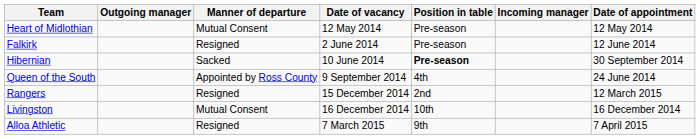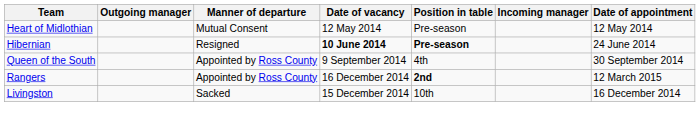- row: (22, 45)
(213, 61) Sacked -> (218, 45) Resigned
(353, 61) normal -> (354, 45) bold
(638, 61) 30 September 2014 -> (624, 45) 24 June 2014
(624, 77) 24 June 2014 -> (638, 61) 30 September 2014
(218, 93) Resigned -> (257, 77) Appointed by Ross County
(365, 93) 15 December 2014 -> (365, 77) 16 December 2014
(422, 93) normal -> (423, 77) bold
(232, 110) Mutual Consent -> (213, 93) Sacked
(365, 110) 16 December 2014 -> (365, 93) 15 December 2014
- row: (36, 126)
